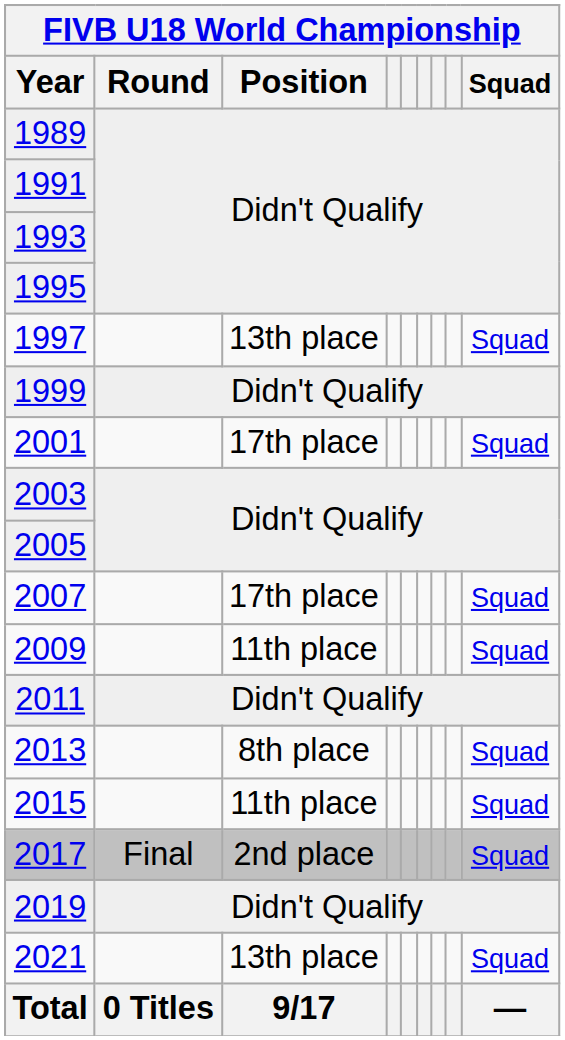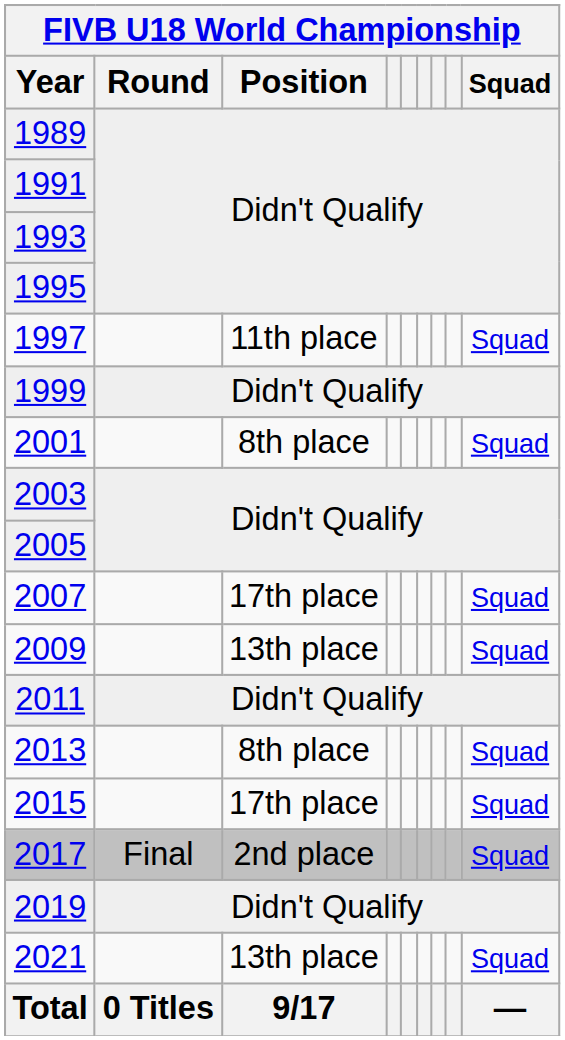(304, 339) 13th place -> (304, 339) 11th place
(304, 442) 17th place -> (304, 442) 8th place
(304, 648) 11th place -> (304, 648) 13th place
(304, 802) 11th place -> (304, 802) 17th place
